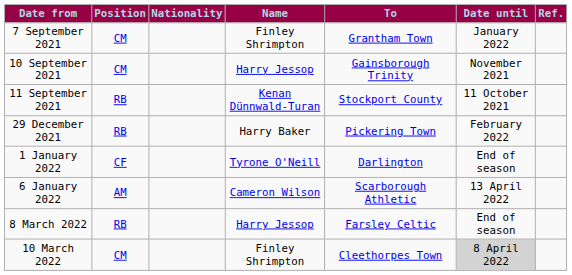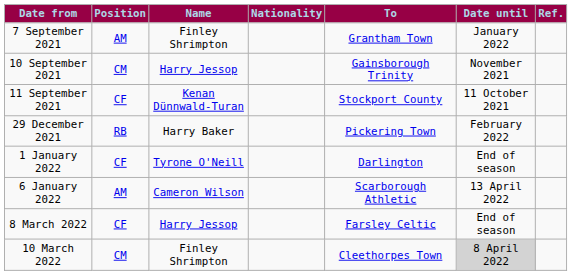columns swapped: (187, 13) <-> (275, 13)
(120, 38) CM -> (120, 38) AM
(120, 100) RB -> (120, 100) CF
(120, 223) RB -> (120, 223) CF
